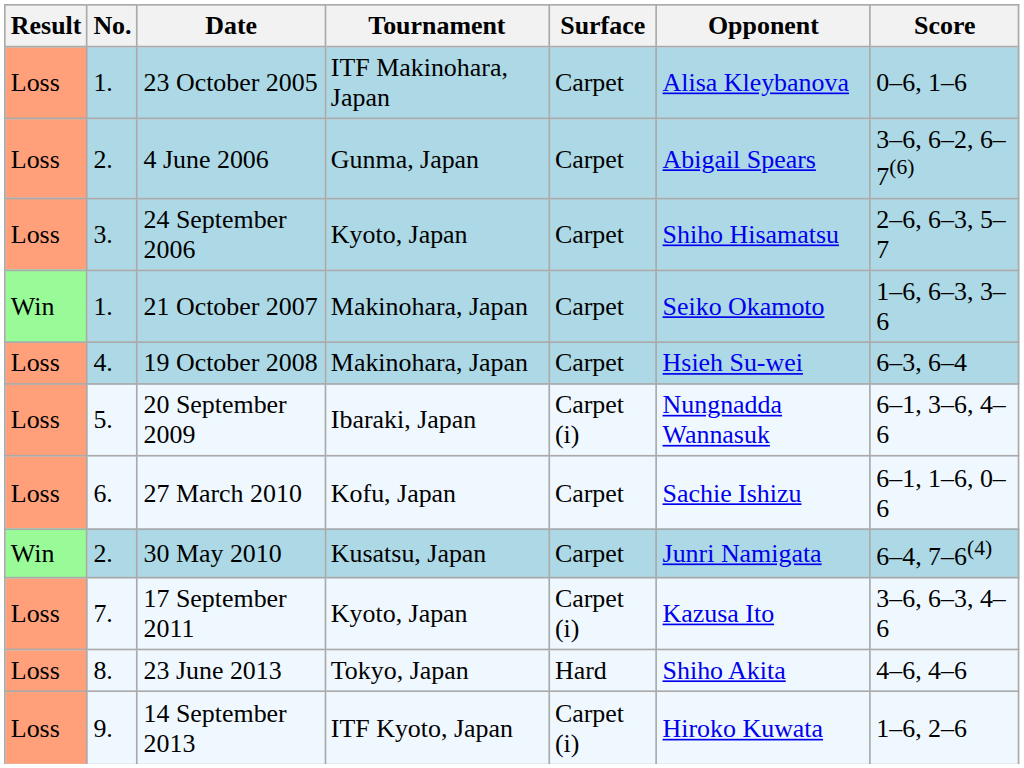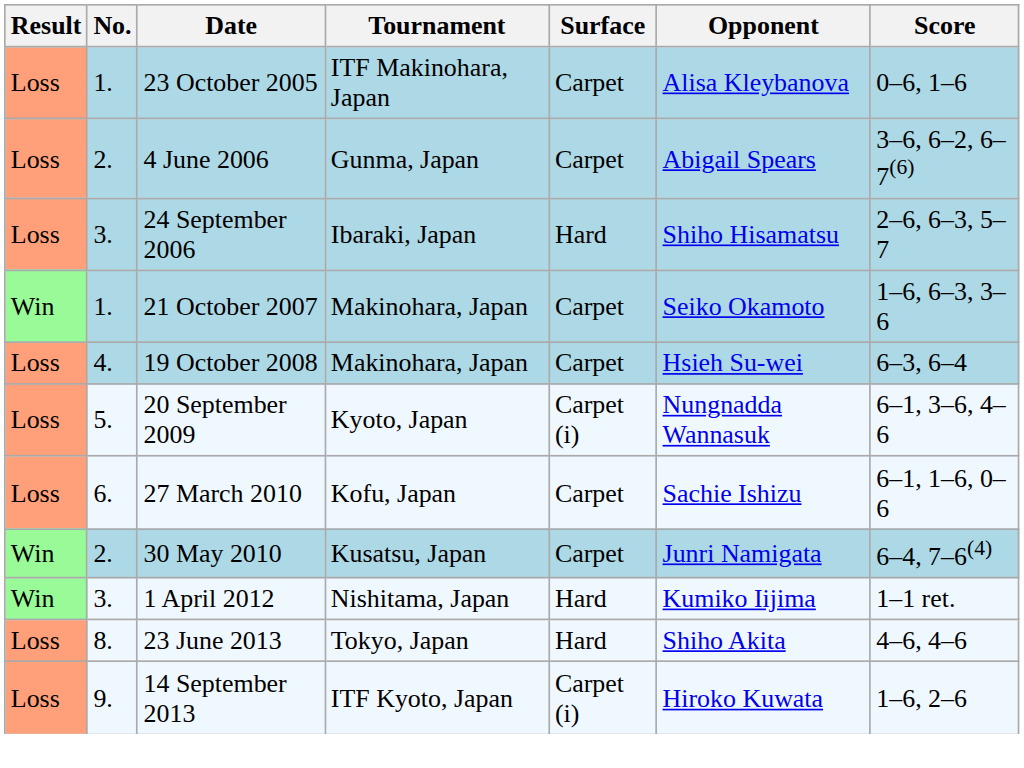(399, 233) Kyoto, Japan -> (404, 233) Ibaraki, Japan
(589, 233) Carpet -> (581, 233) Hard
(404, 419) Ibaraki, Japan -> (399, 419) Kyoto, Japan
- row: (215, 612)
+ row: (209, 597)
